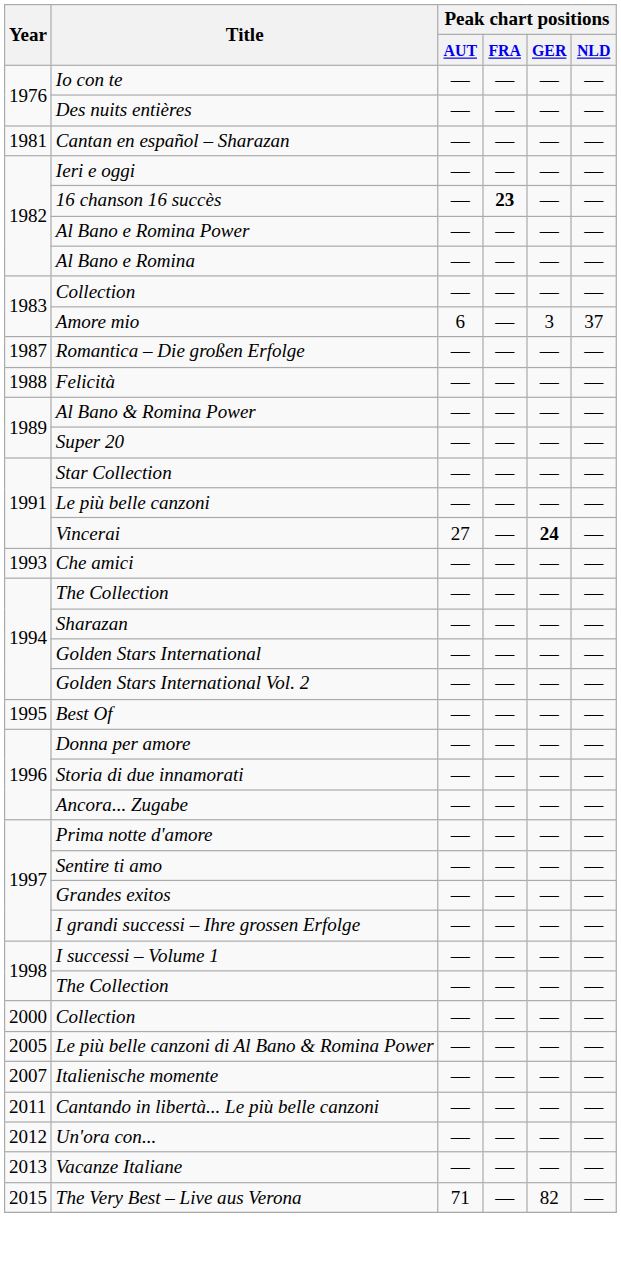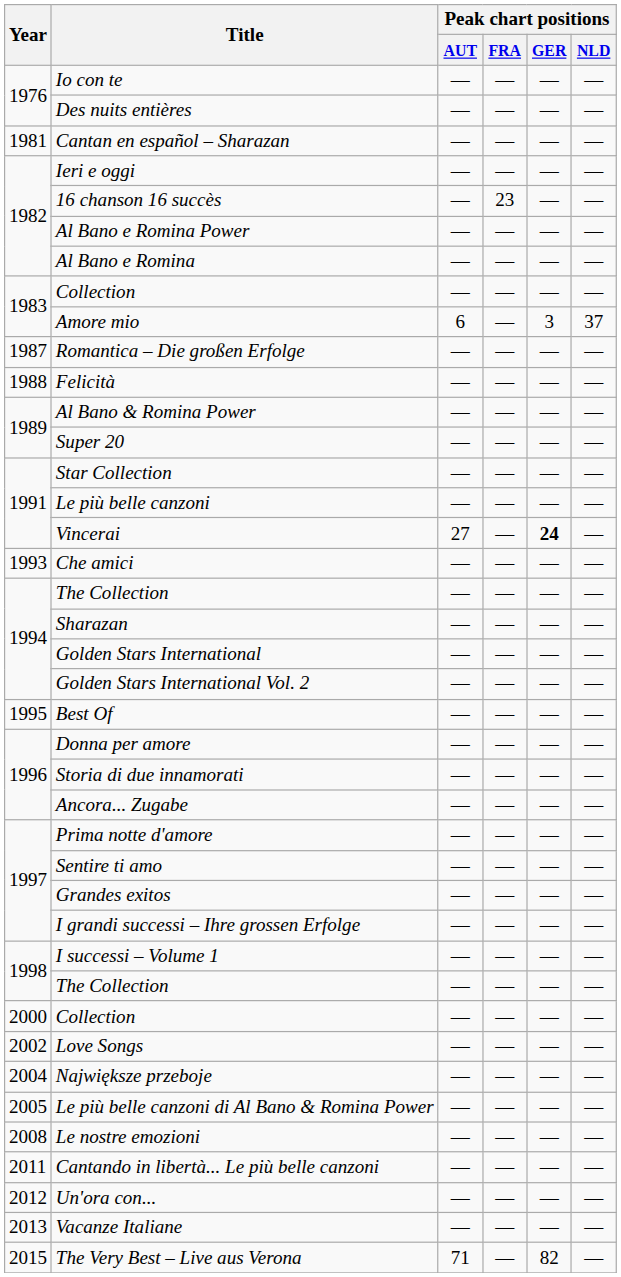(505, 200) bold -> (505, 200) normal
+ row: (28, 1046)
+ row: (28, 1076)
- row: (28, 1076)
+ row: (28, 1136)
